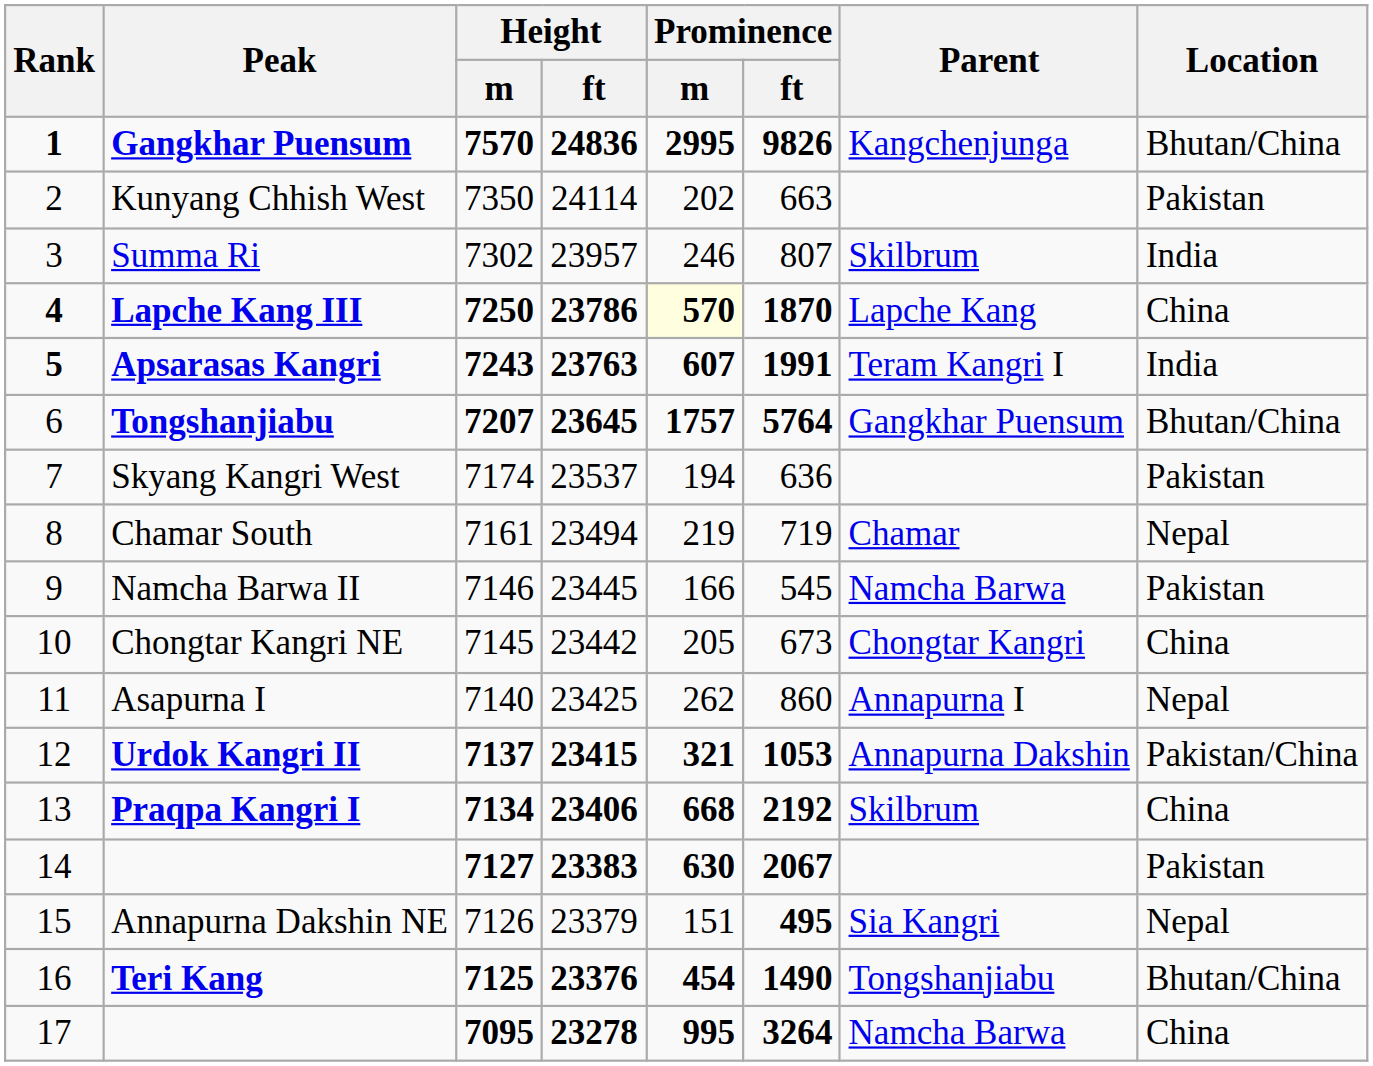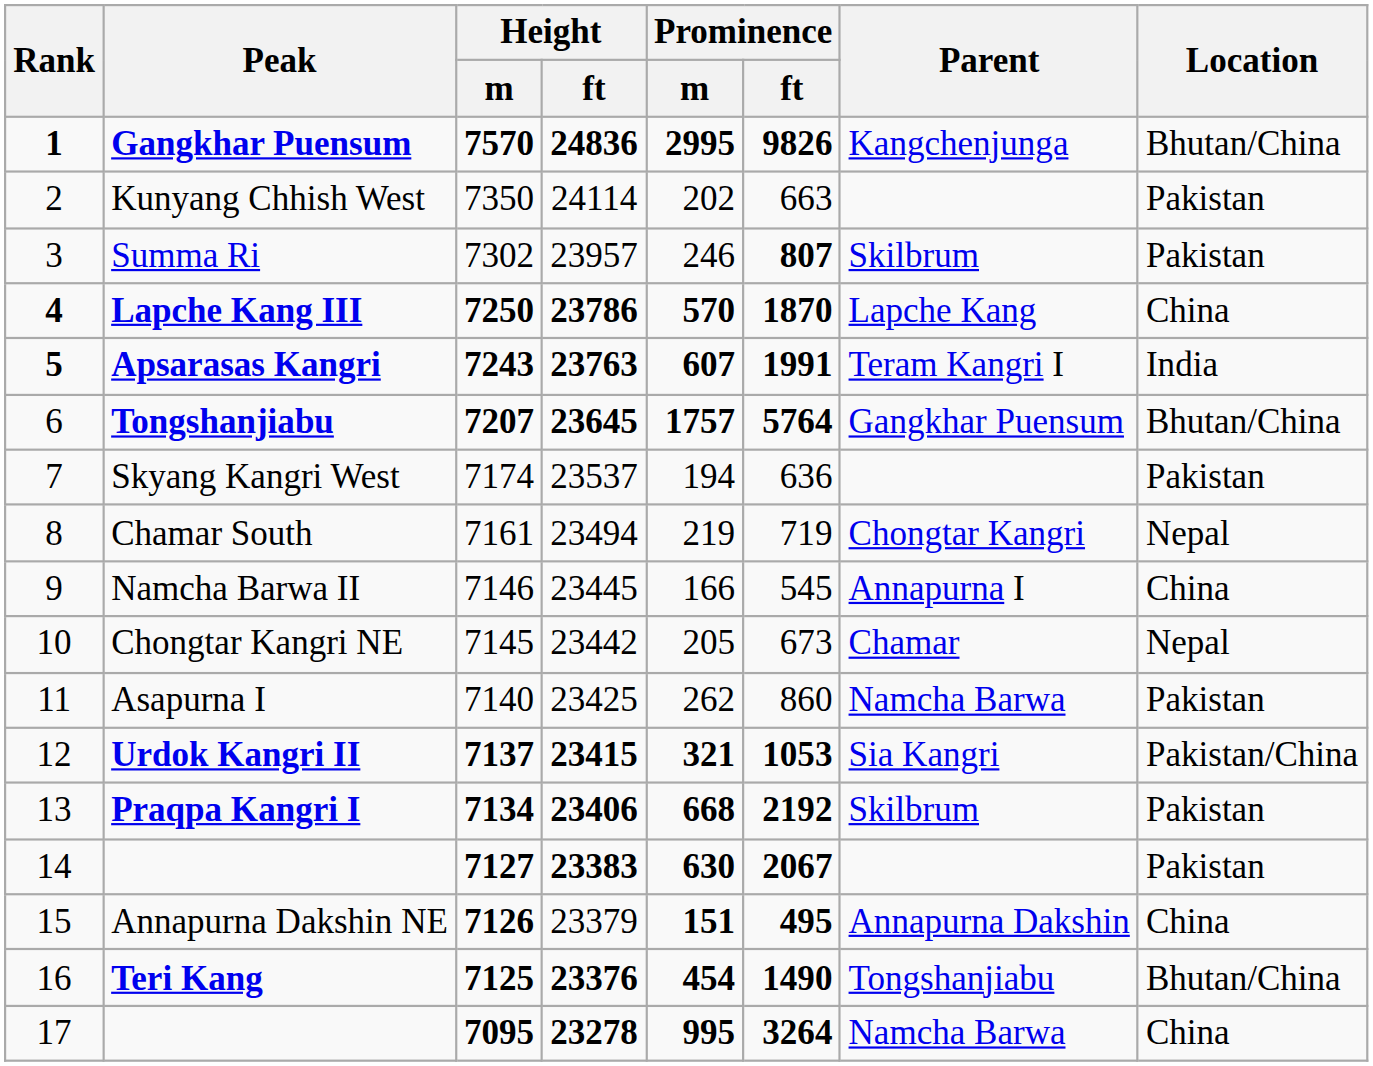(806, 254) normal -> (806, 254) bold
(1182, 254) India -> (1205, 254) Pakistan
(709, 310) lightyellow background -> (709, 310) no background
(904, 532) Chamar -> (967, 532) Chongtar Kangri
(957, 587) Namcha Barwa -> (937, 587) Annapurna I
(1205, 587) Pakistan -> (1188, 587) China
(967, 643) Chongtar Kangri -> (904, 643) Chamar
(1188, 643) China -> (1188, 643) Nepal
(937, 699) Annapurna I -> (957, 699) Namcha Barwa
(1188, 699) Nepal -> (1205, 699) Pakistan
(989, 754) Annapurna Dakshin -> (924, 754) Sia Kangri
(1188, 810) China -> (1205, 810) Pakistan
(499, 921) normal -> (499, 921) bold
(709, 921) normal -> (709, 921) bold
(924, 921) Sia Kangri -> (989, 921) Annapurna Dakshin
(1188, 921) Nepal -> (1188, 921) China
